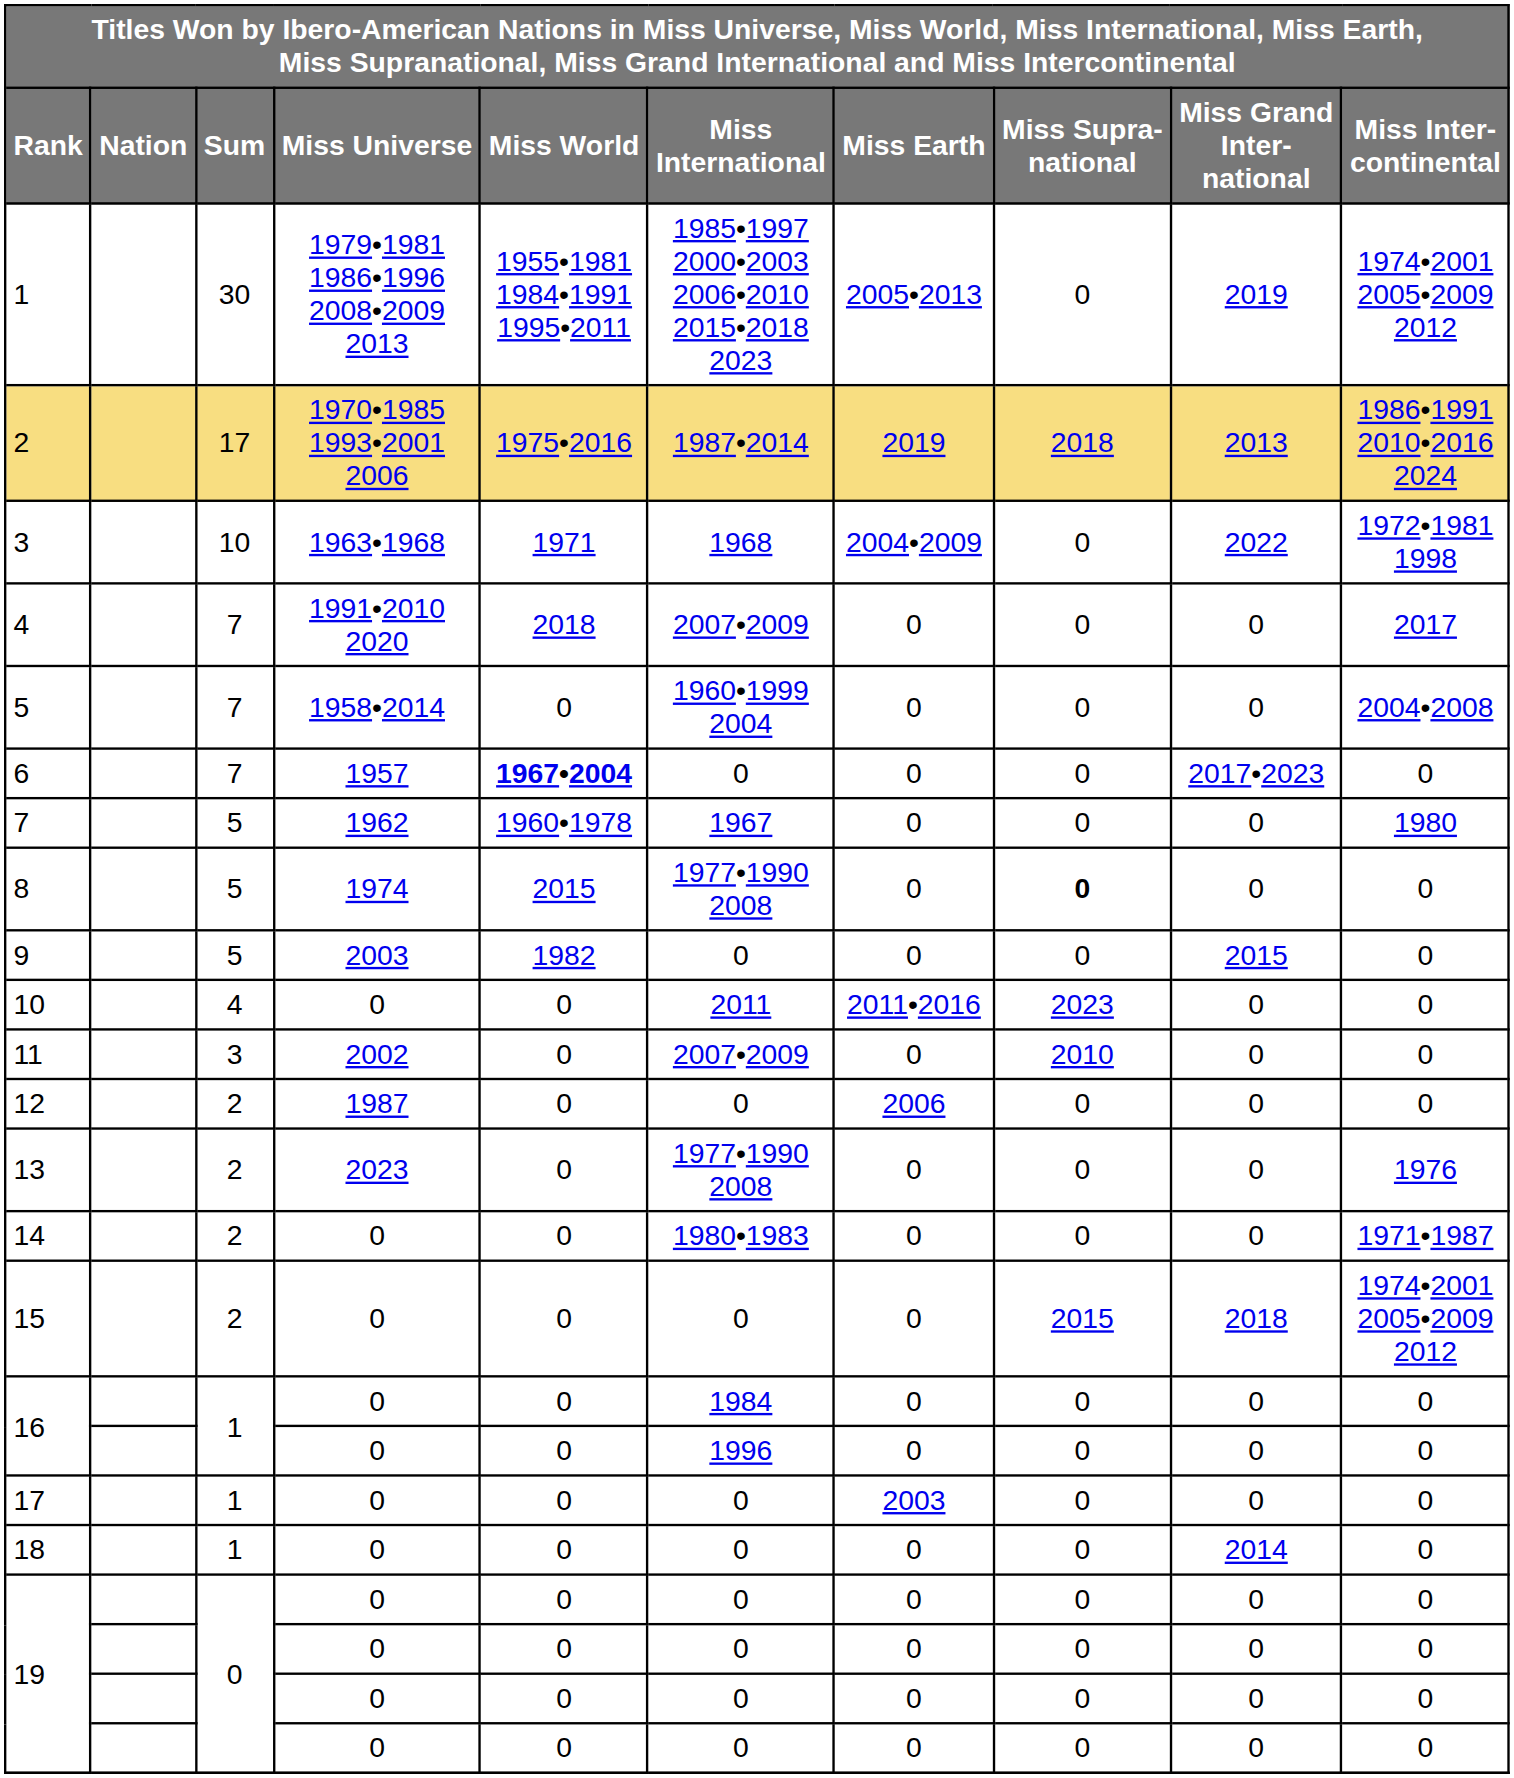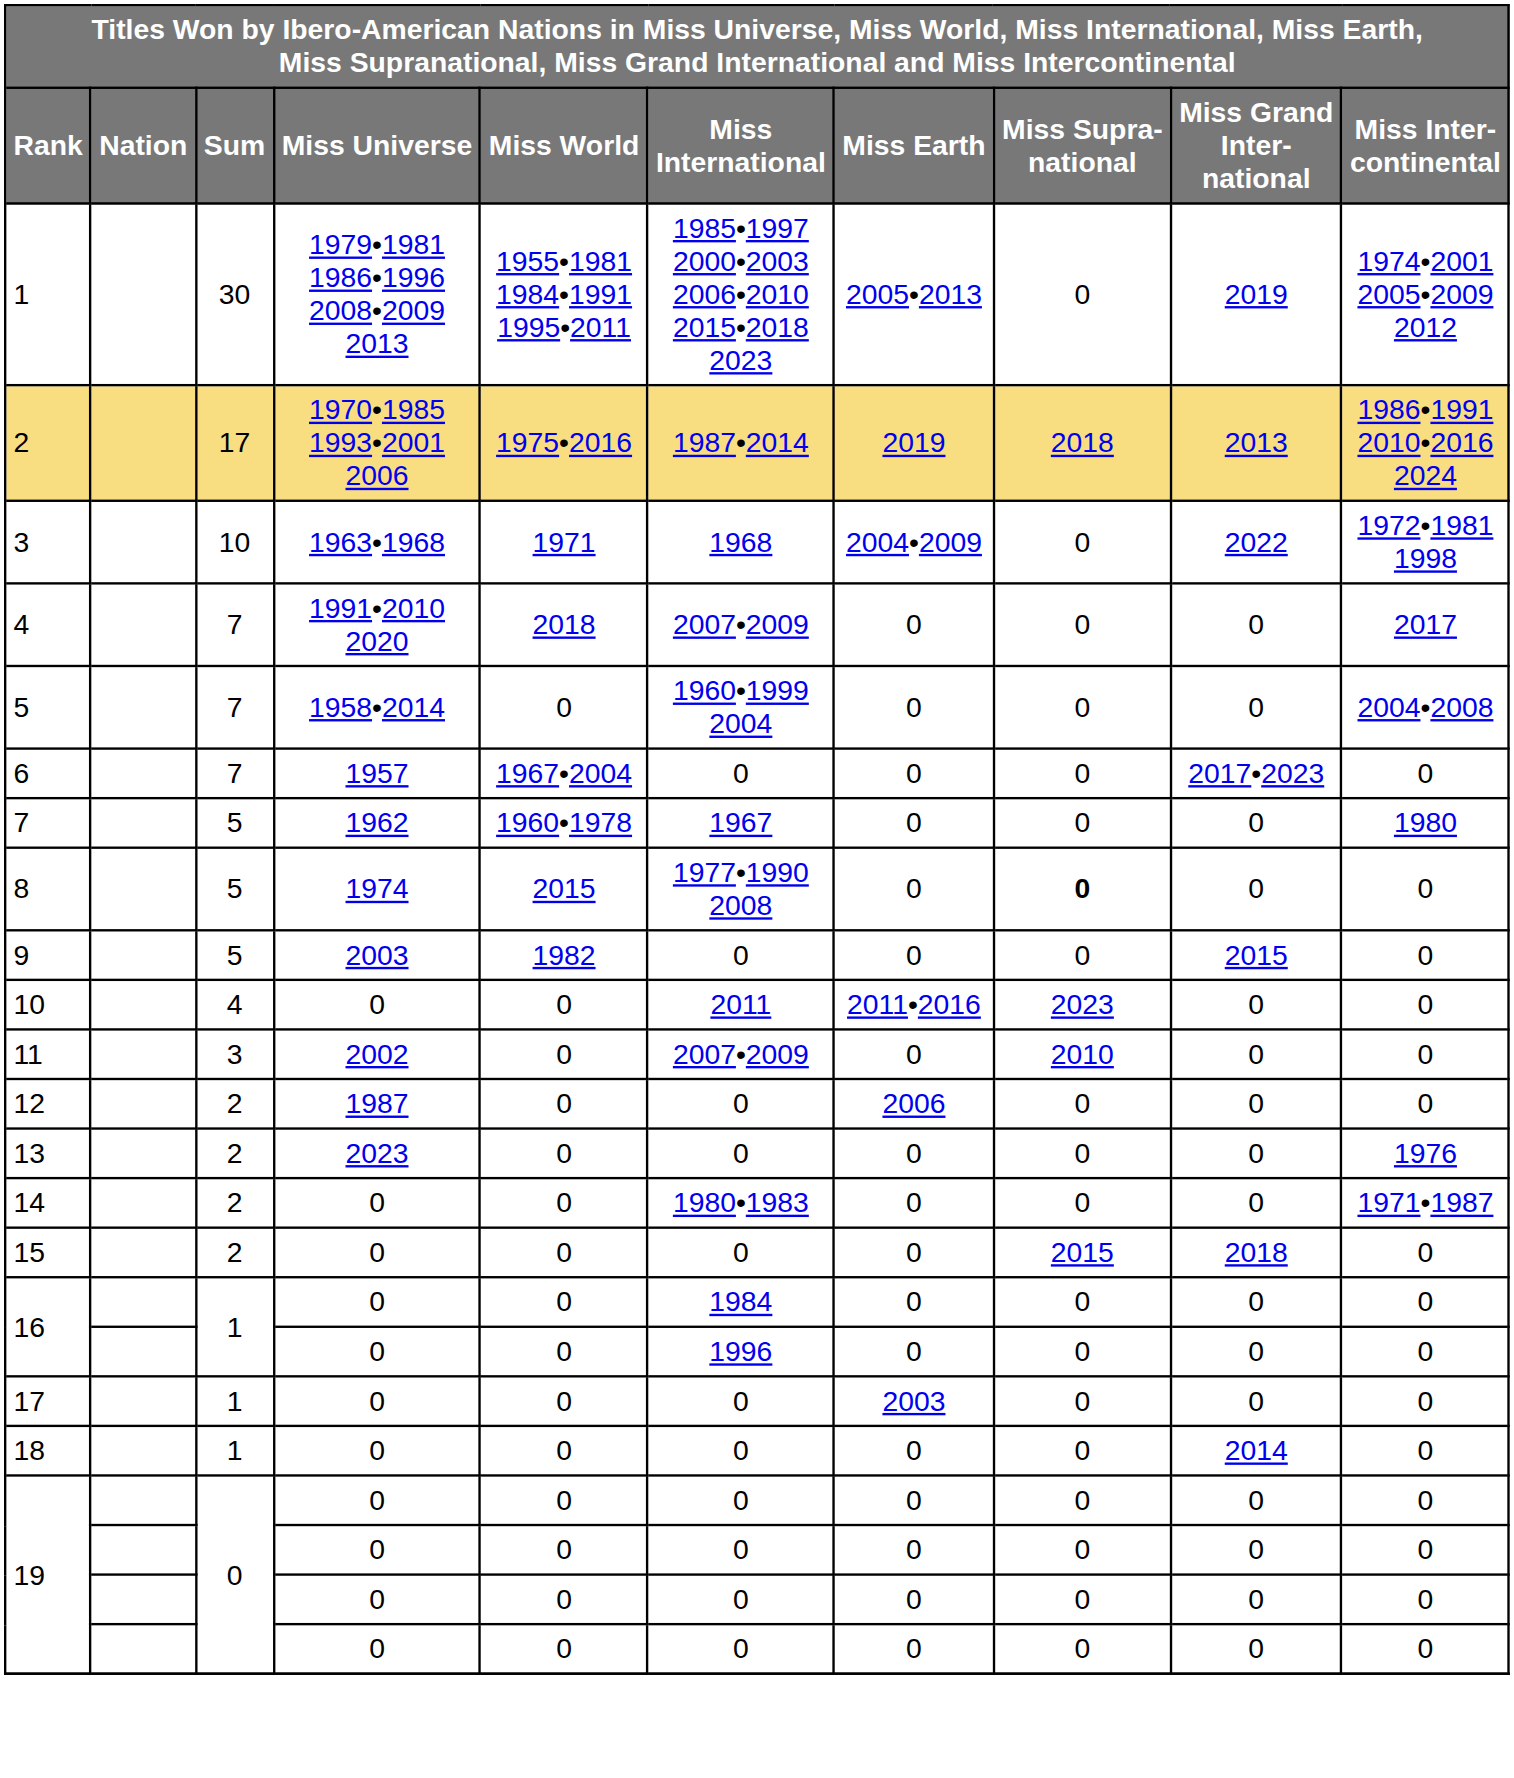(564, 773) bold -> (564, 773) normal
(741, 1170) 1977•1990 2008 -> (741, 1153) 0
(1425, 1319) 1974•2001 2005•2009 2012 -> (1425, 1252) 0
